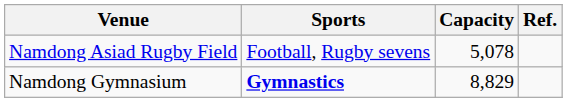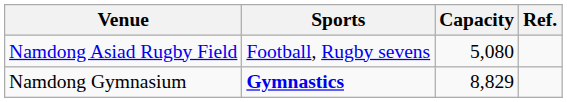(492, 50) 5,078 -> (492, 50) 5,080
